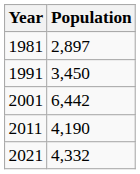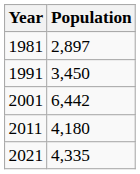(70, 127) 4,190 -> (70, 127) 4,180
(70, 155) 4,332 -> (70, 155) 4,335
